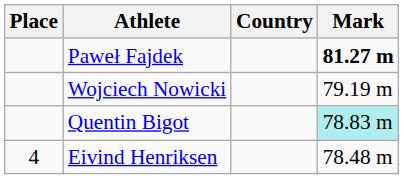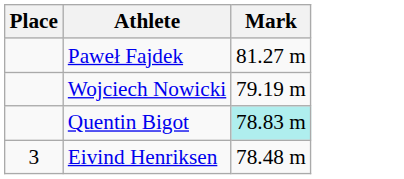- column: (274, 21)
(358, 55) bold -> (271, 55) normal
(34, 156) 4 -> (34, 156) 3
